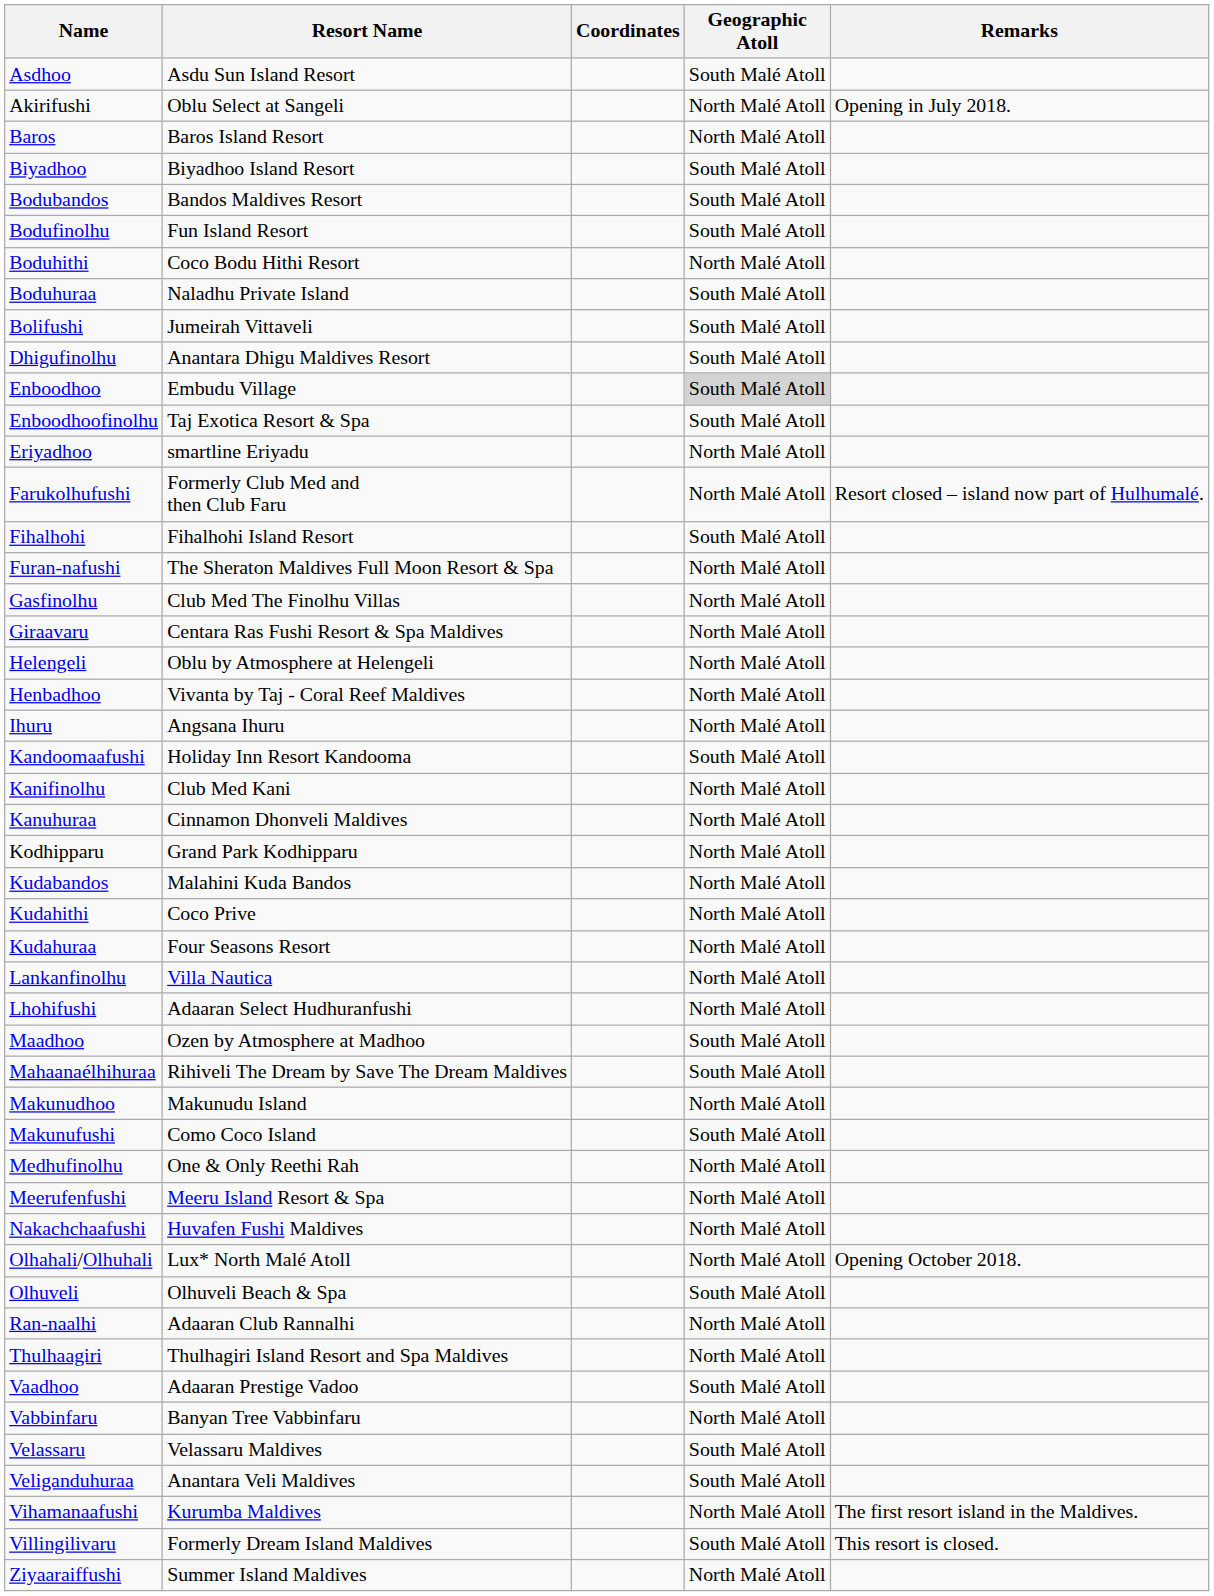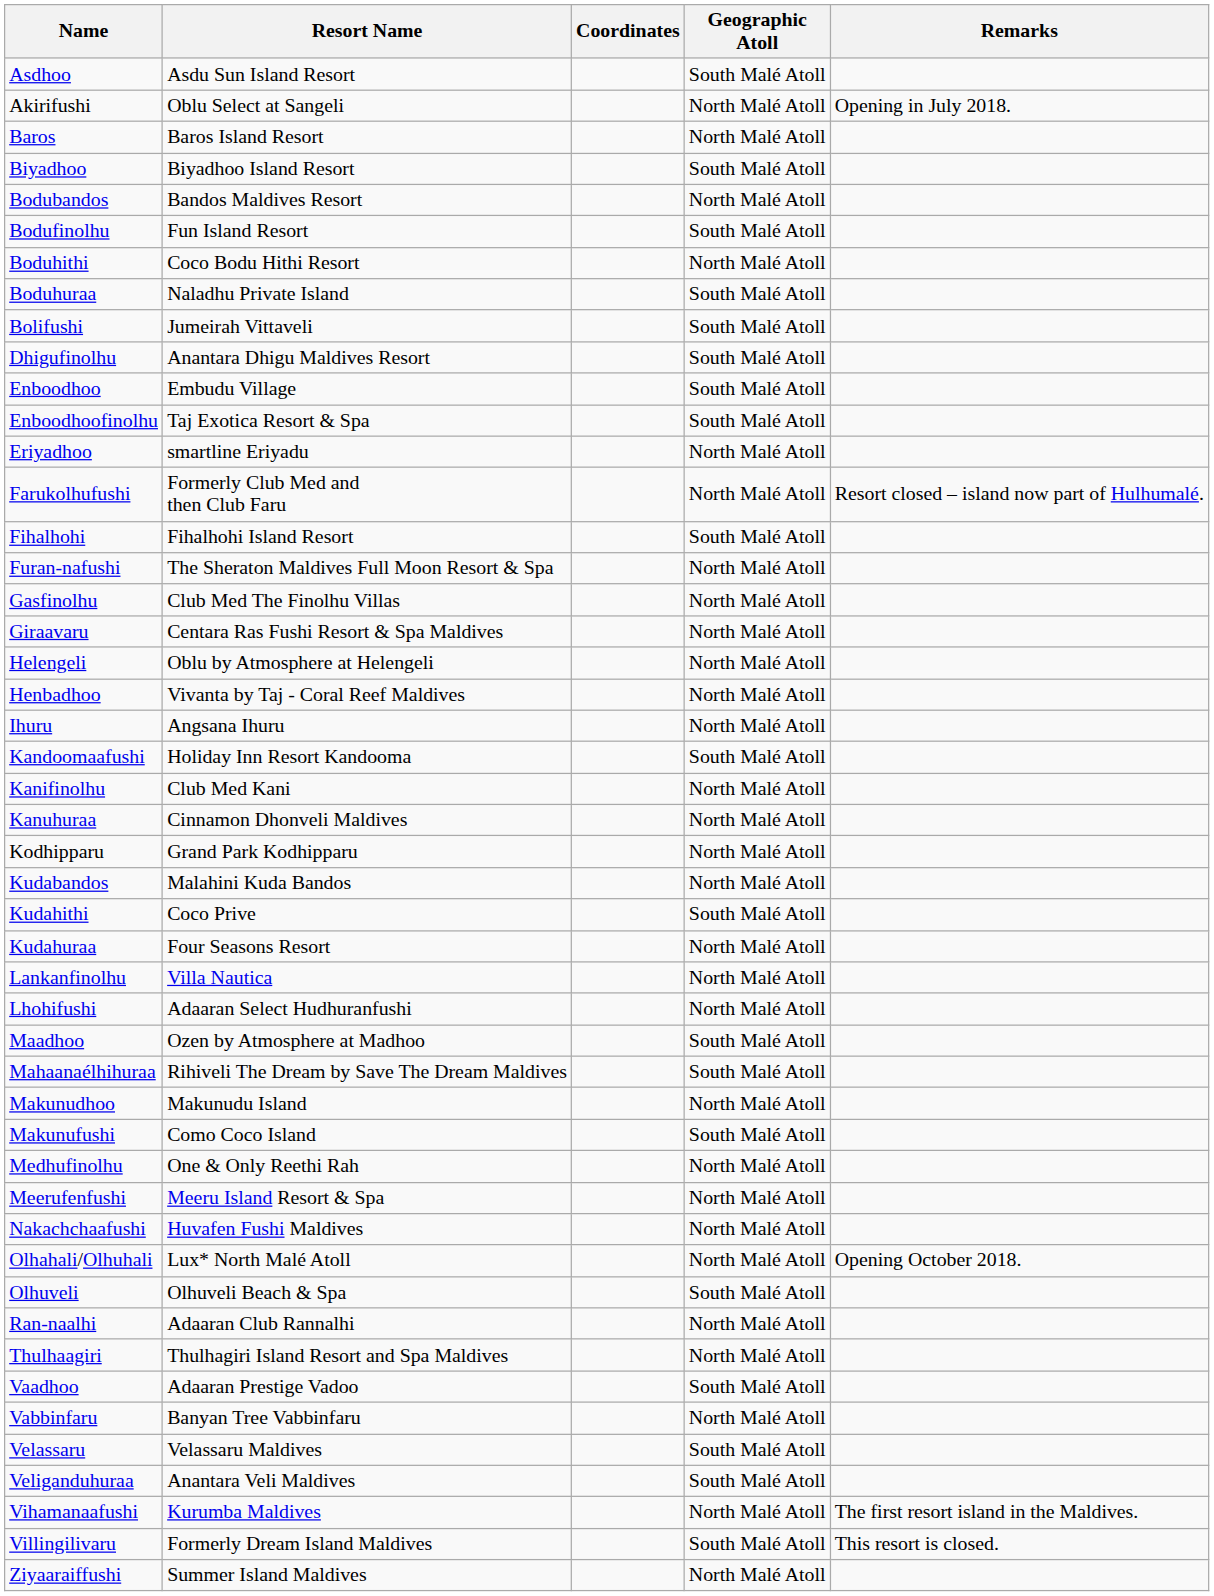(757, 199) South Malé Atoll -> (757, 199) North Malé Atoll
(757, 388) lightgrey background -> (757, 388) no background
(757, 914) North Malé Atoll -> (757, 914) South Malé Atoll
